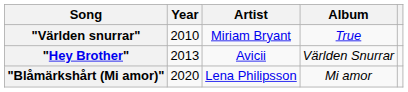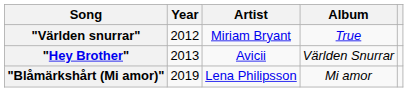(185, 35) 2010 -> (185, 35) 2012
(185, 76) 2020 -> (185, 76) 2019
